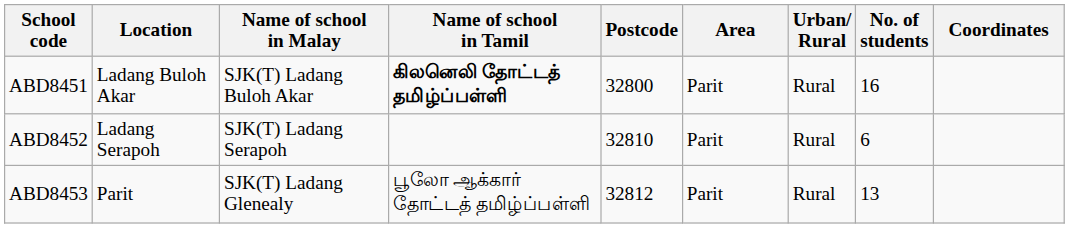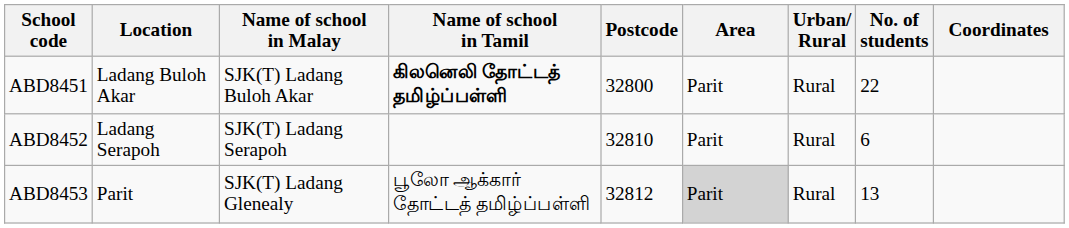(870, 84) 16 -> (870, 84) 22
(705, 193) no background -> (705, 193) lightgrey background
